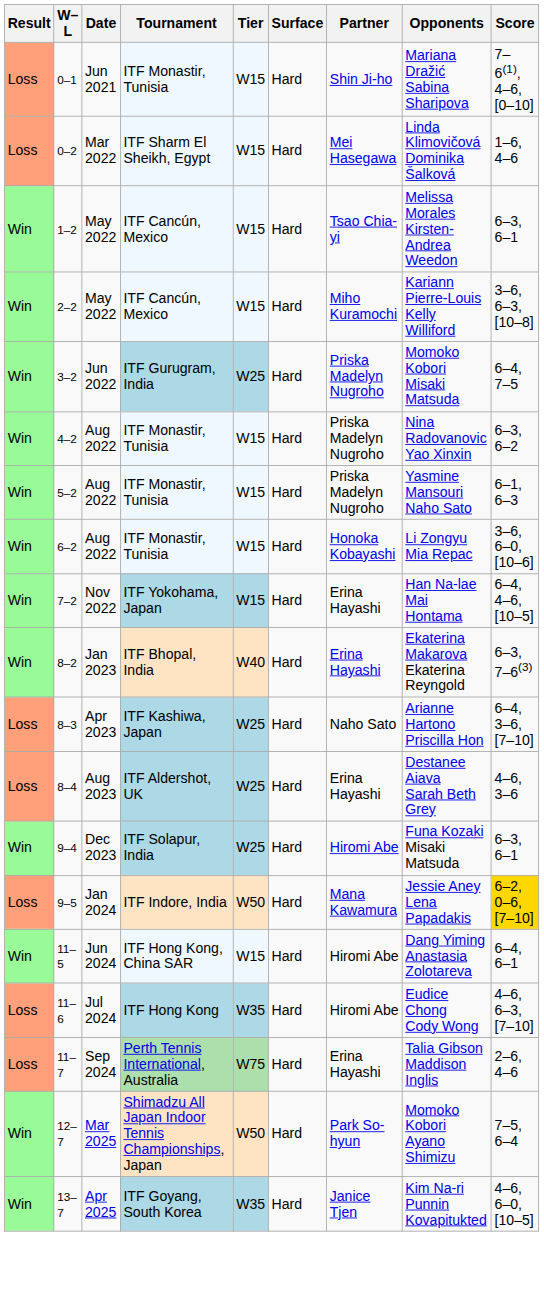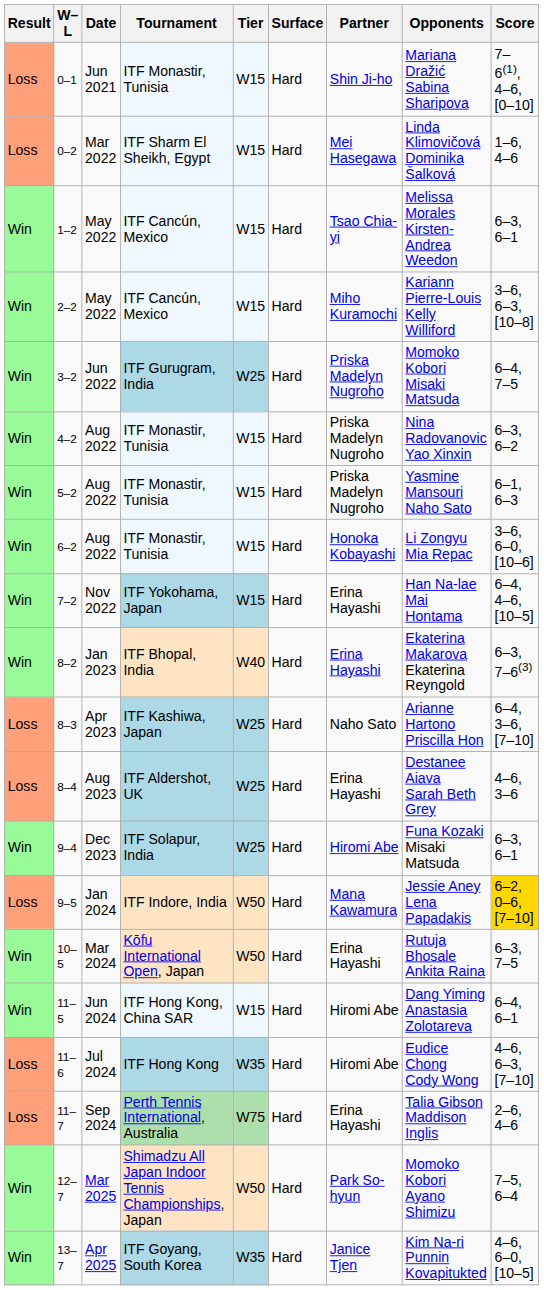+ row: (67, 957)
